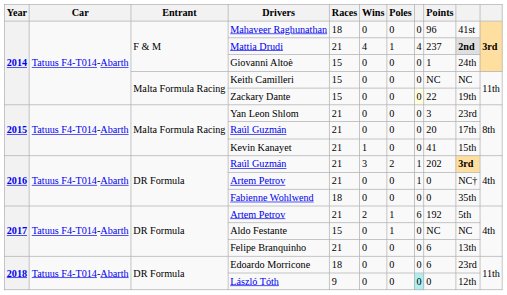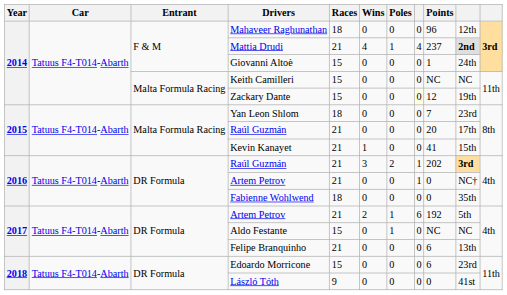(467, 29) 41st -> (467, 29) 12th
(431, 97) 22 -> (431, 97) 12
(337, 113) 21 -> (337, 113) 18
(429, 113) 3 -> (429, 113) 7
(337, 264) 18 -> (337, 264) 15
(419, 281) paleturquoise background -> (419, 281) no background
(467, 281) 12th -> (467, 281) 41st
